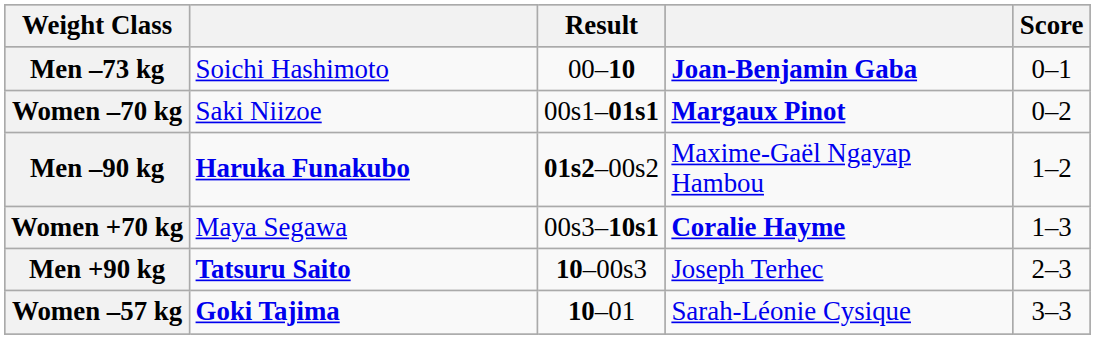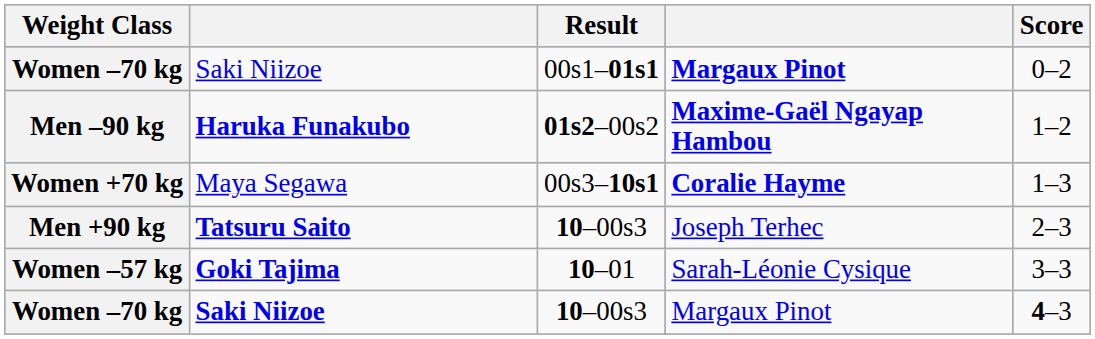- row: (97, 68)
(791, 168) normal -> (797, 126) bold
+ row: (97, 311)
